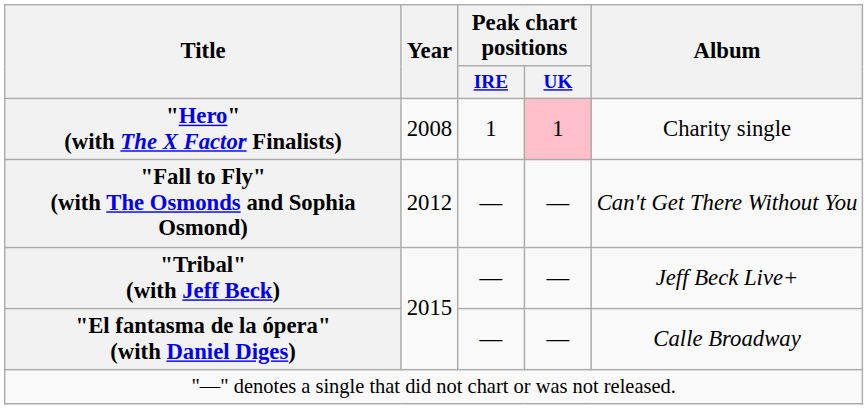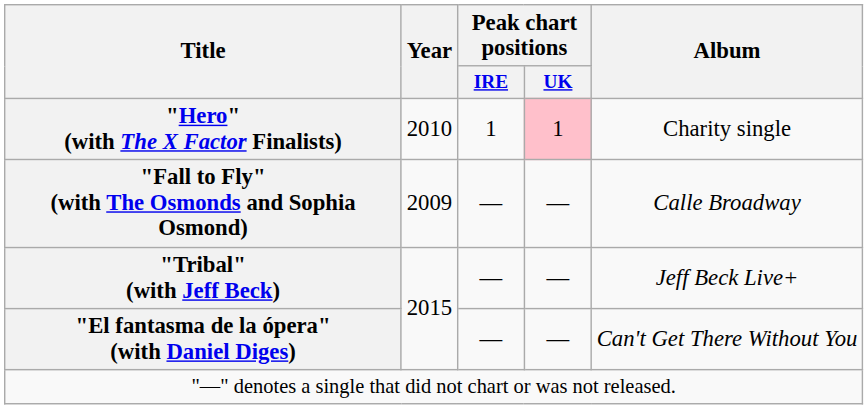(429, 128) 2008 -> (429, 128) 2010
(429, 203) 2012 -> (429, 203) 2009
(727, 203) Can't Get There Without You -> (727, 203) Calle Broadway
(727, 339) Calle Broadway -> (727, 339) Can't Get There Without You
